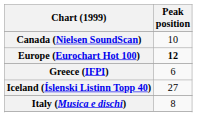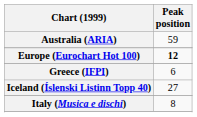+ row: (79, 39)
- row: (79, 39)
